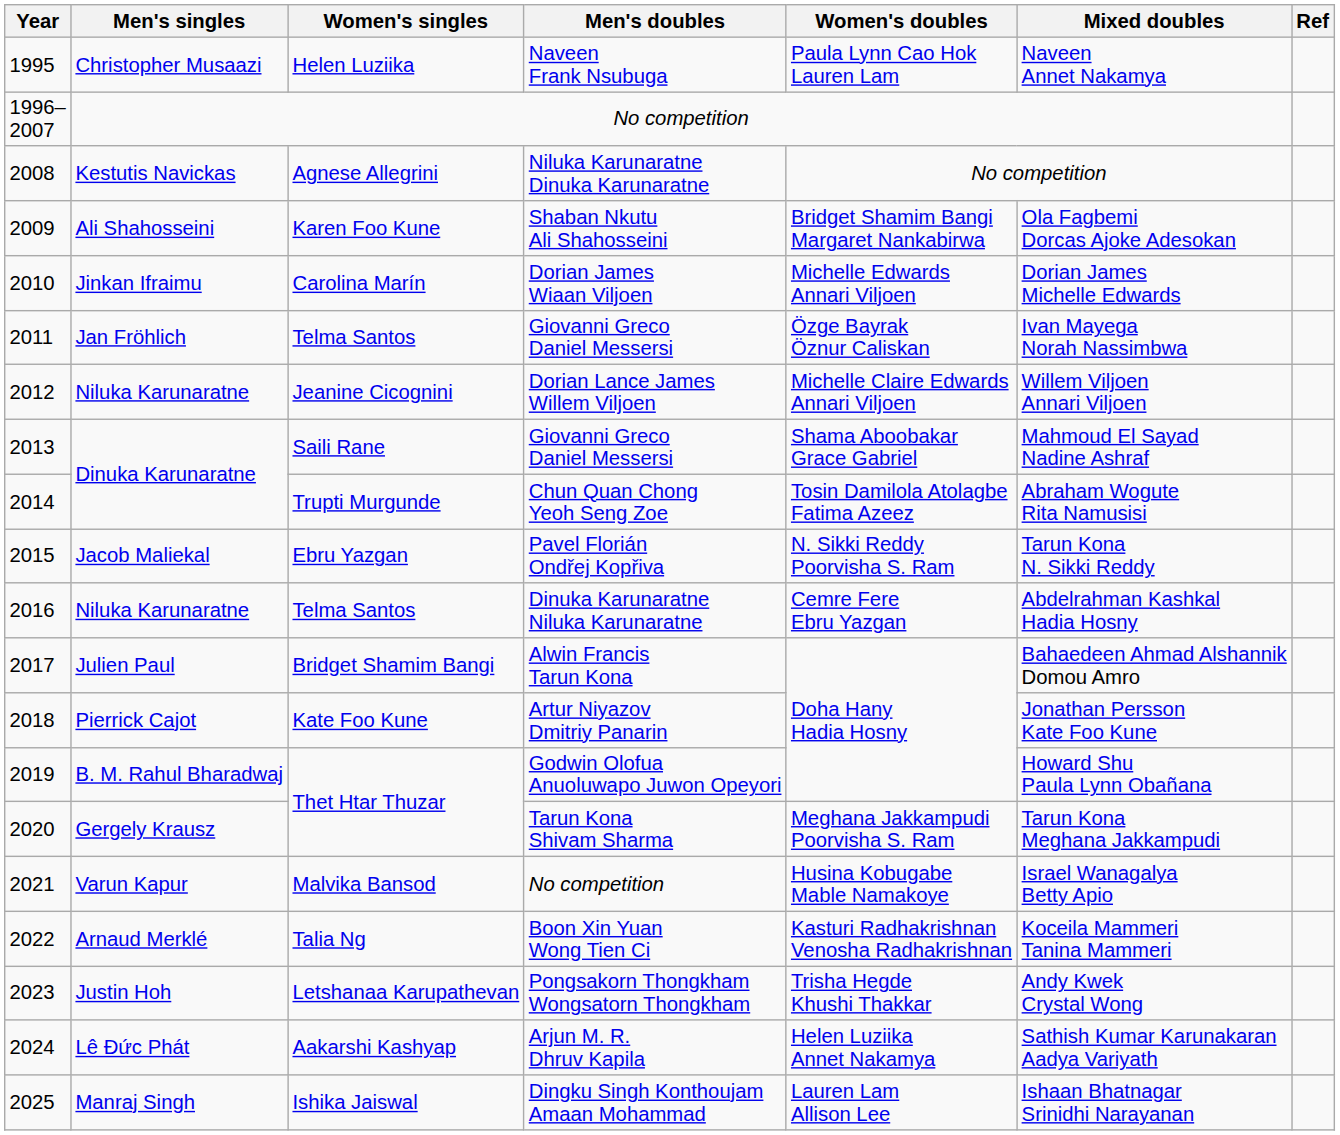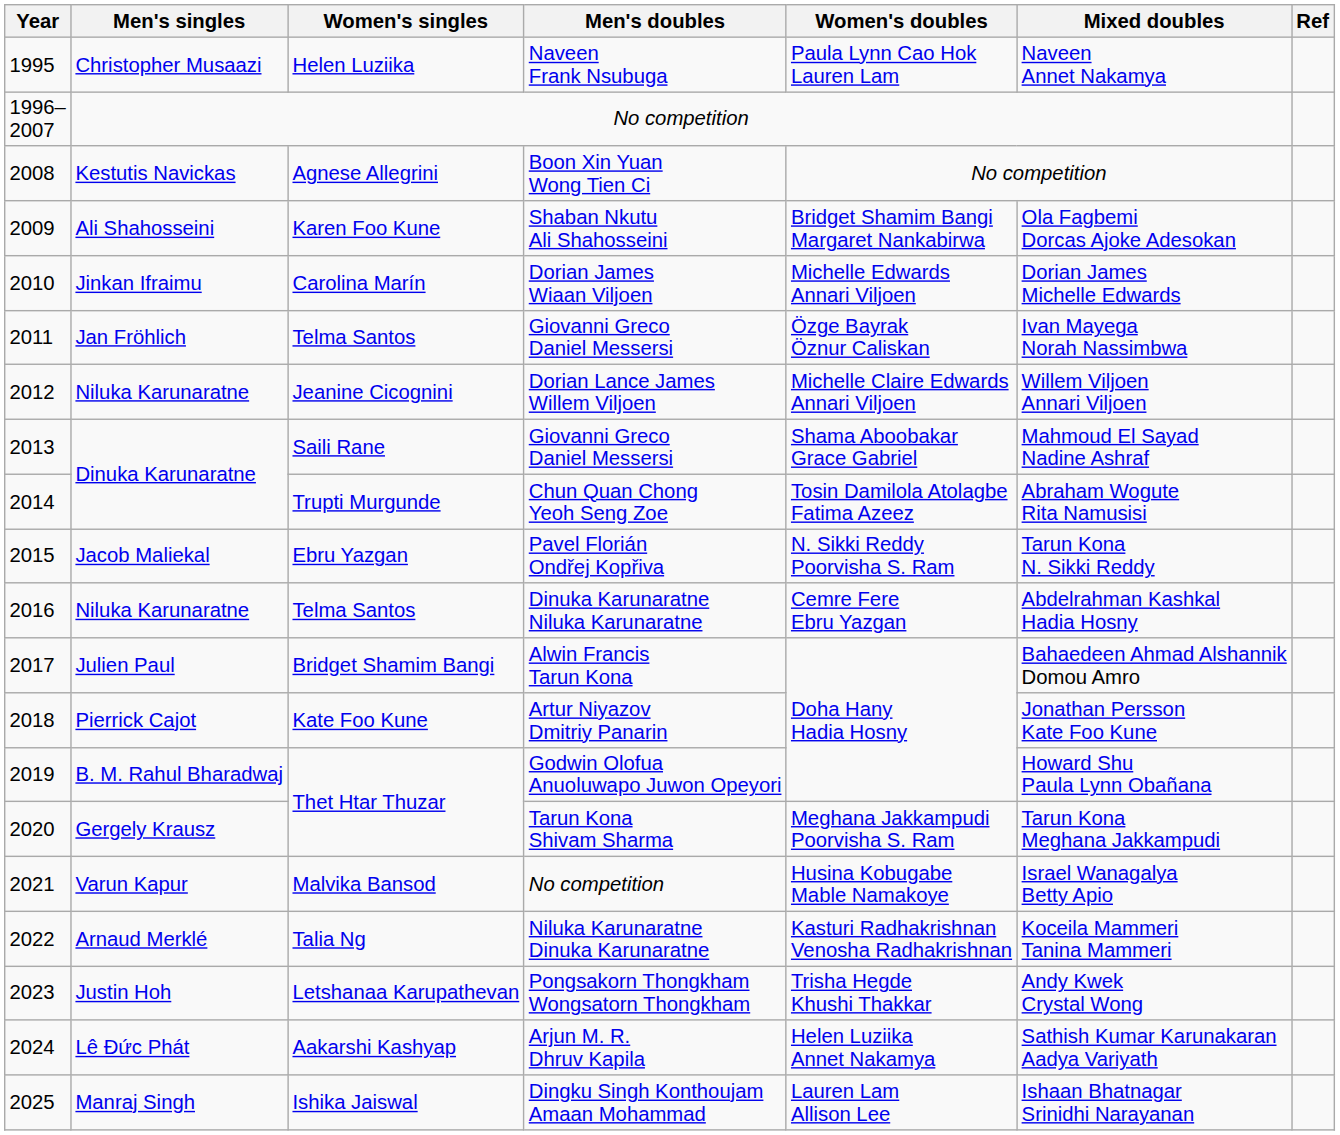(619, 174) Niluka Karunaratne Dinuka Karunaratne -> (596, 174) Boon Xin Yuan Wong Tien Ci
(596, 939) Boon Xin Yuan Wong Tien Ci -> (619, 939) Niluka Karunaratne Dinuka Karunaratne
